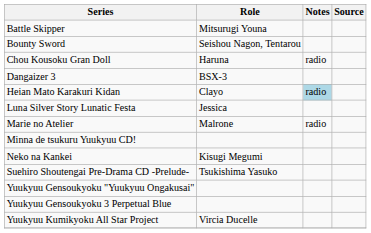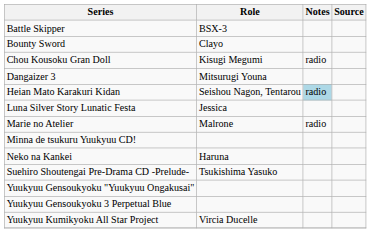(233, 28) Mitsurugi Youna -> (213, 28) BSX-3
(250, 44) Seishou Nagon, Tentarou -> (211, 44) Clayo
(214, 60) Haruna -> (231, 60) Kisugi Megumi
(213, 76) BSX-3 -> (233, 76) Mitsurugi Youna
(211, 92) Clayo -> (250, 92) Seishou Nagon, Tentarou
(231, 156) Kisugi Megumi -> (214, 156) Haruna
